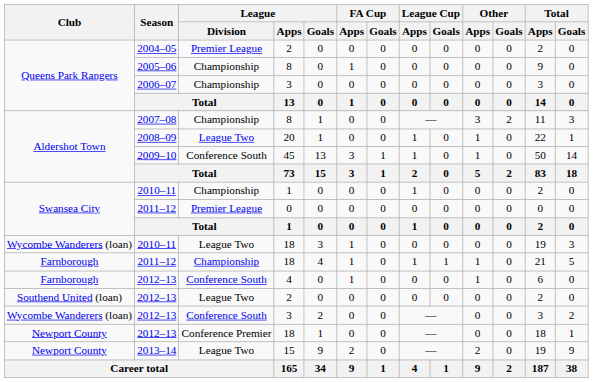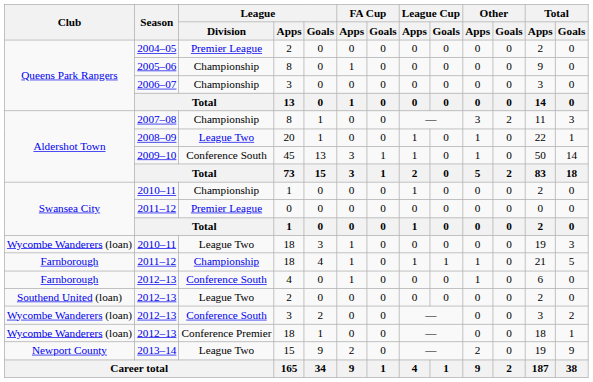(69, 333) Newport County -> (69, 333) Wycombe Wanderers (loan)
